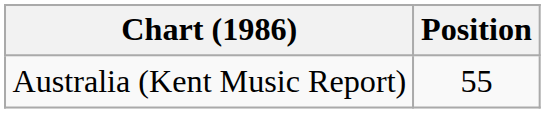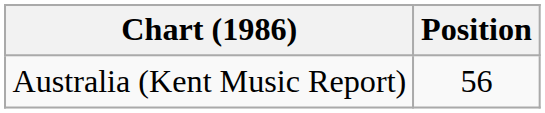(477, 81) 55 -> (477, 81) 56
